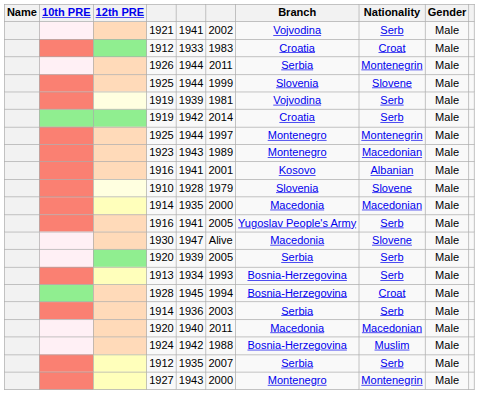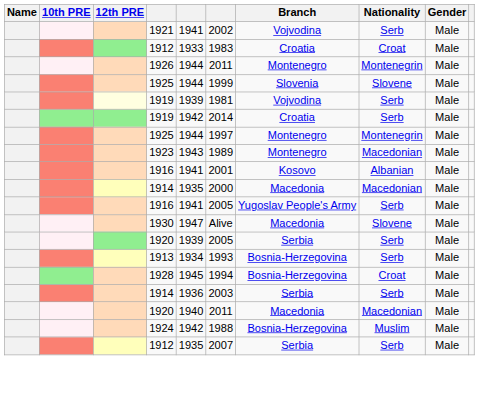(297, 65) Serbia -> (297, 65) Montenegro
- row: (22, 188)
- row: (22, 381)
